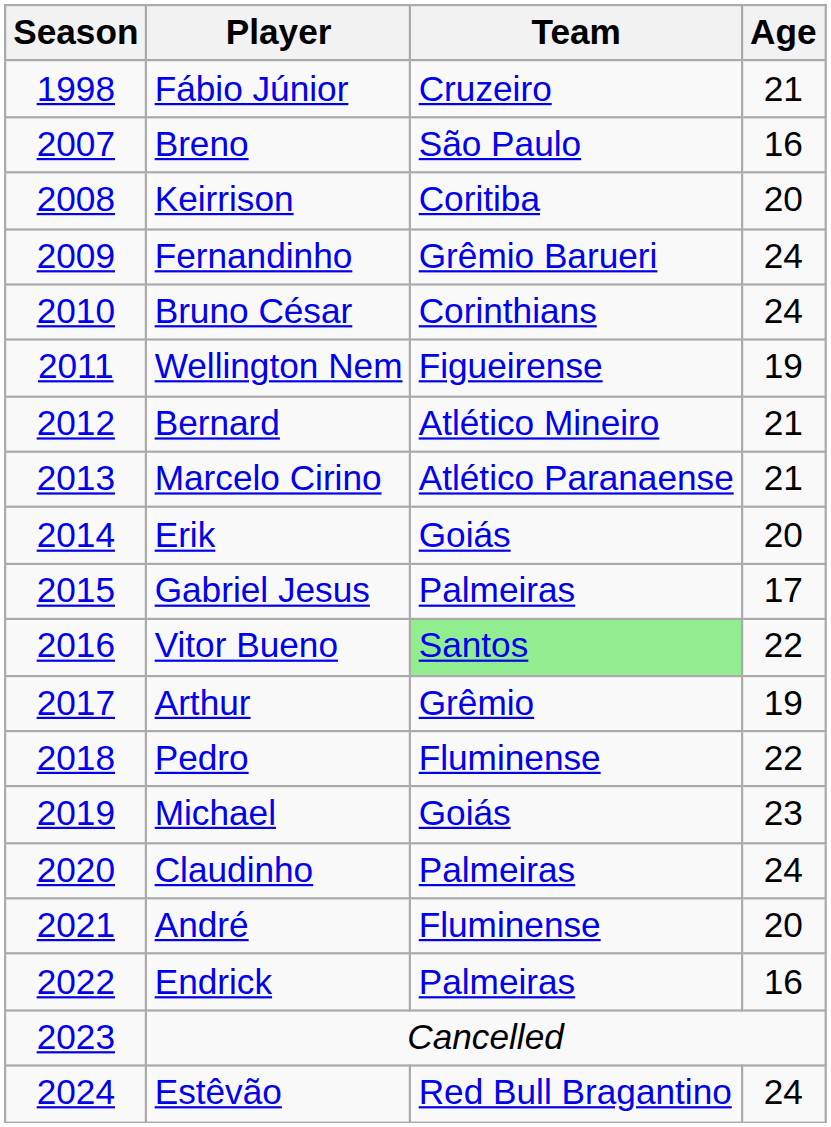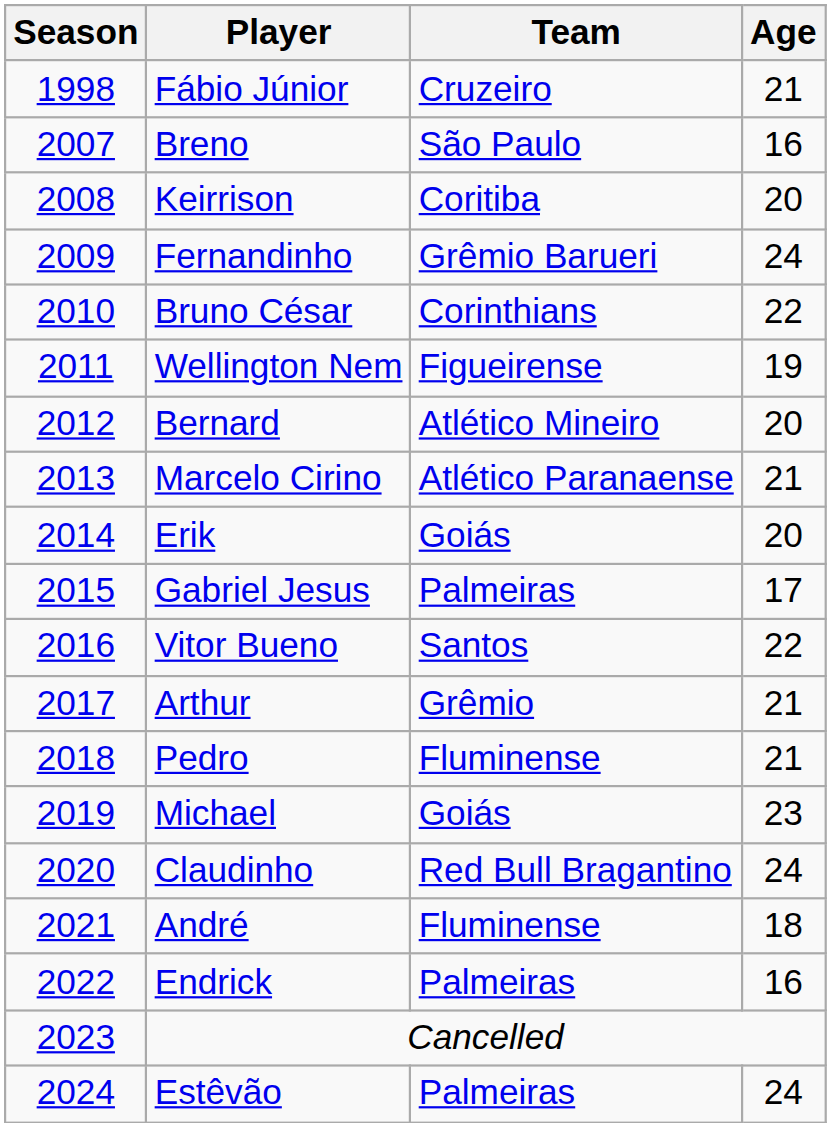(783, 311) 24 -> (783, 311) 22
(783, 423) 21 -> (783, 423) 20
(473, 646) lightgreen background -> (473, 646) no background
(783, 702) 19 -> (783, 702) 21
(783, 758) 22 -> (783, 758) 21
(497, 869) Palmeiras -> (575, 869) Red Bull Bragantino
(783, 925) 20 -> (783, 925) 18
(575, 1093) Red Bull Bragantino -> (497, 1093) Palmeiras
